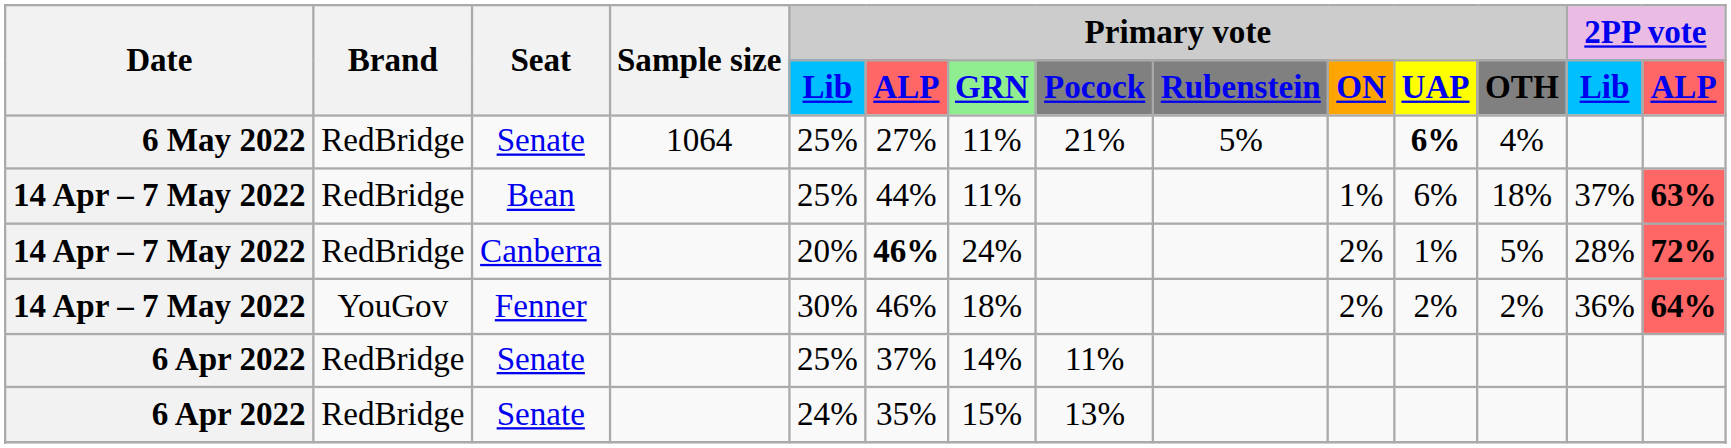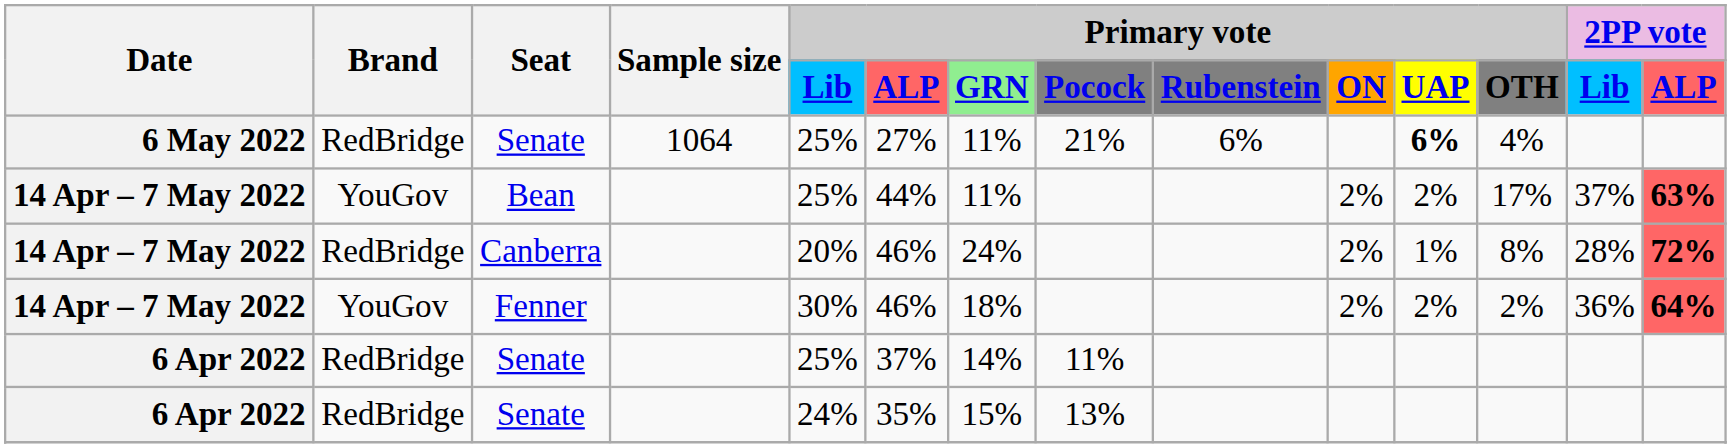(1241, 141) 5% -> (1241, 141) 6%
(393, 196) RedBridge -> (393, 196) YouGov
(1361, 196) 1% -> (1361, 196) 2%
(1435, 196) 6% -> (1435, 196) 2%
(1522, 196) 18% -> (1522, 196) 17%
(906, 250) bold -> (906, 250) normal
(1522, 250) 5% -> (1522, 250) 8%
